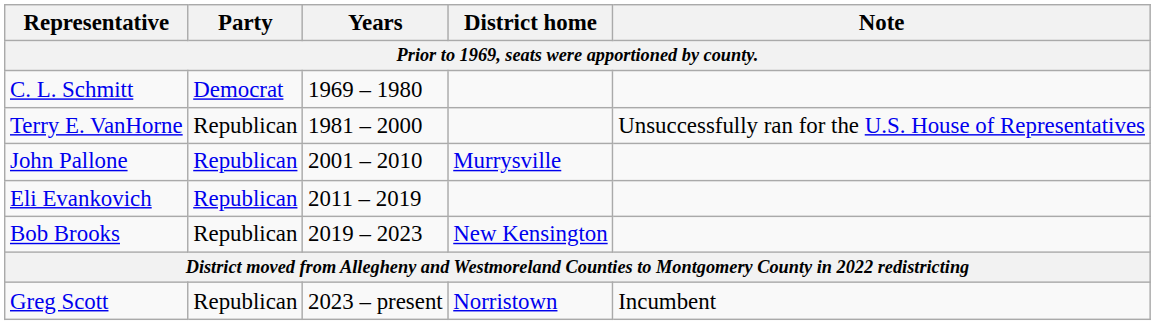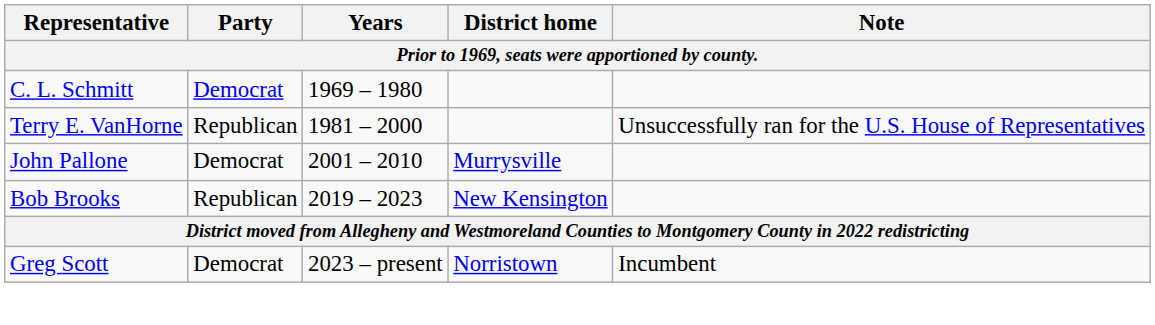(245, 161) Republican -> (238, 161) Democrat
- row: (81, 197)
(245, 300) Republican -> (238, 264) Democrat
